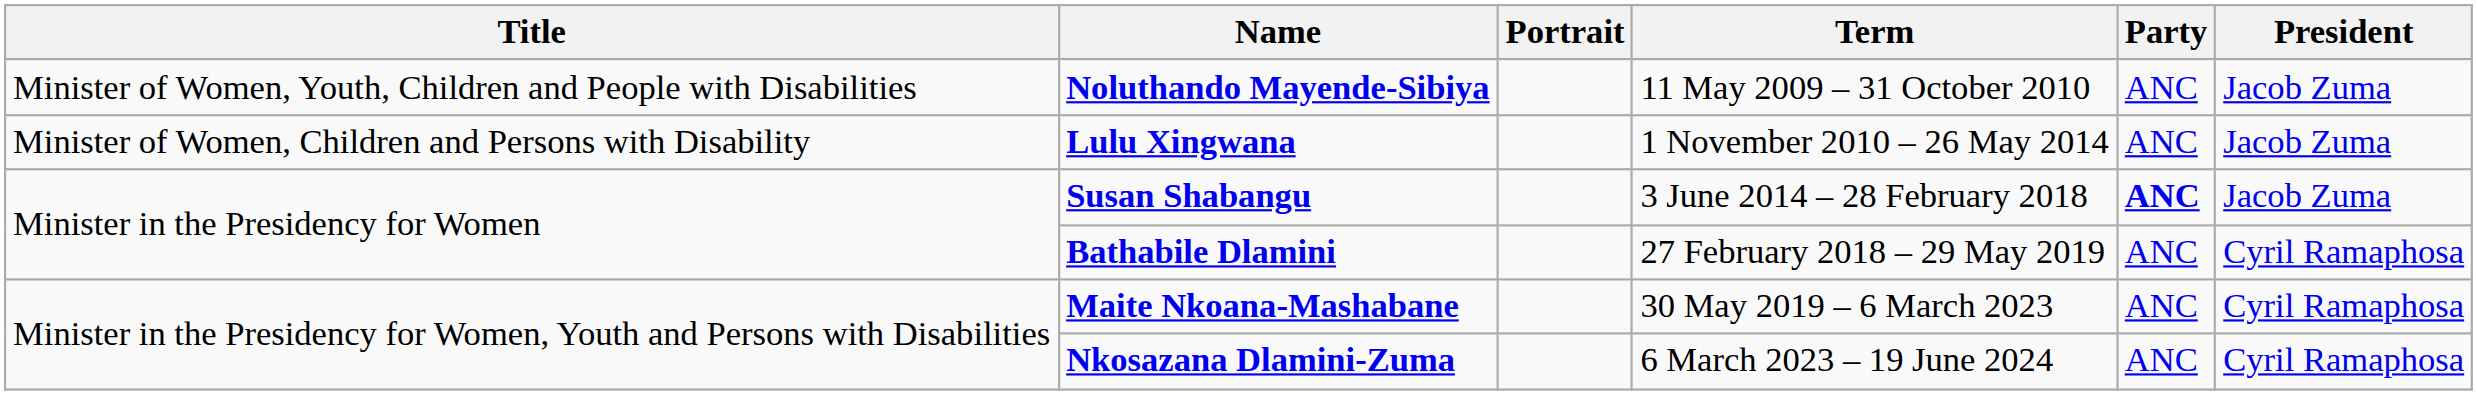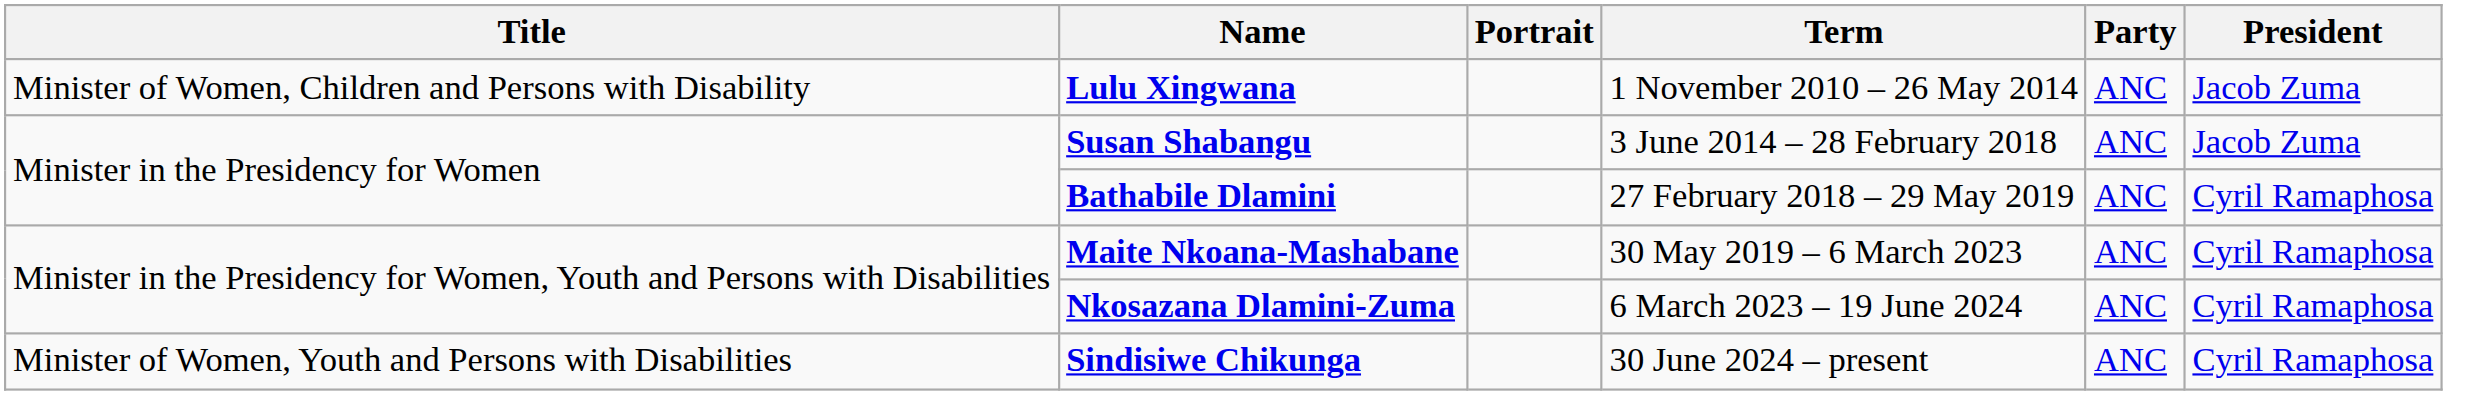- row: (1278, 86)
(2162, 196) bold -> (2130, 141) normal
+ row: (1214, 360)
